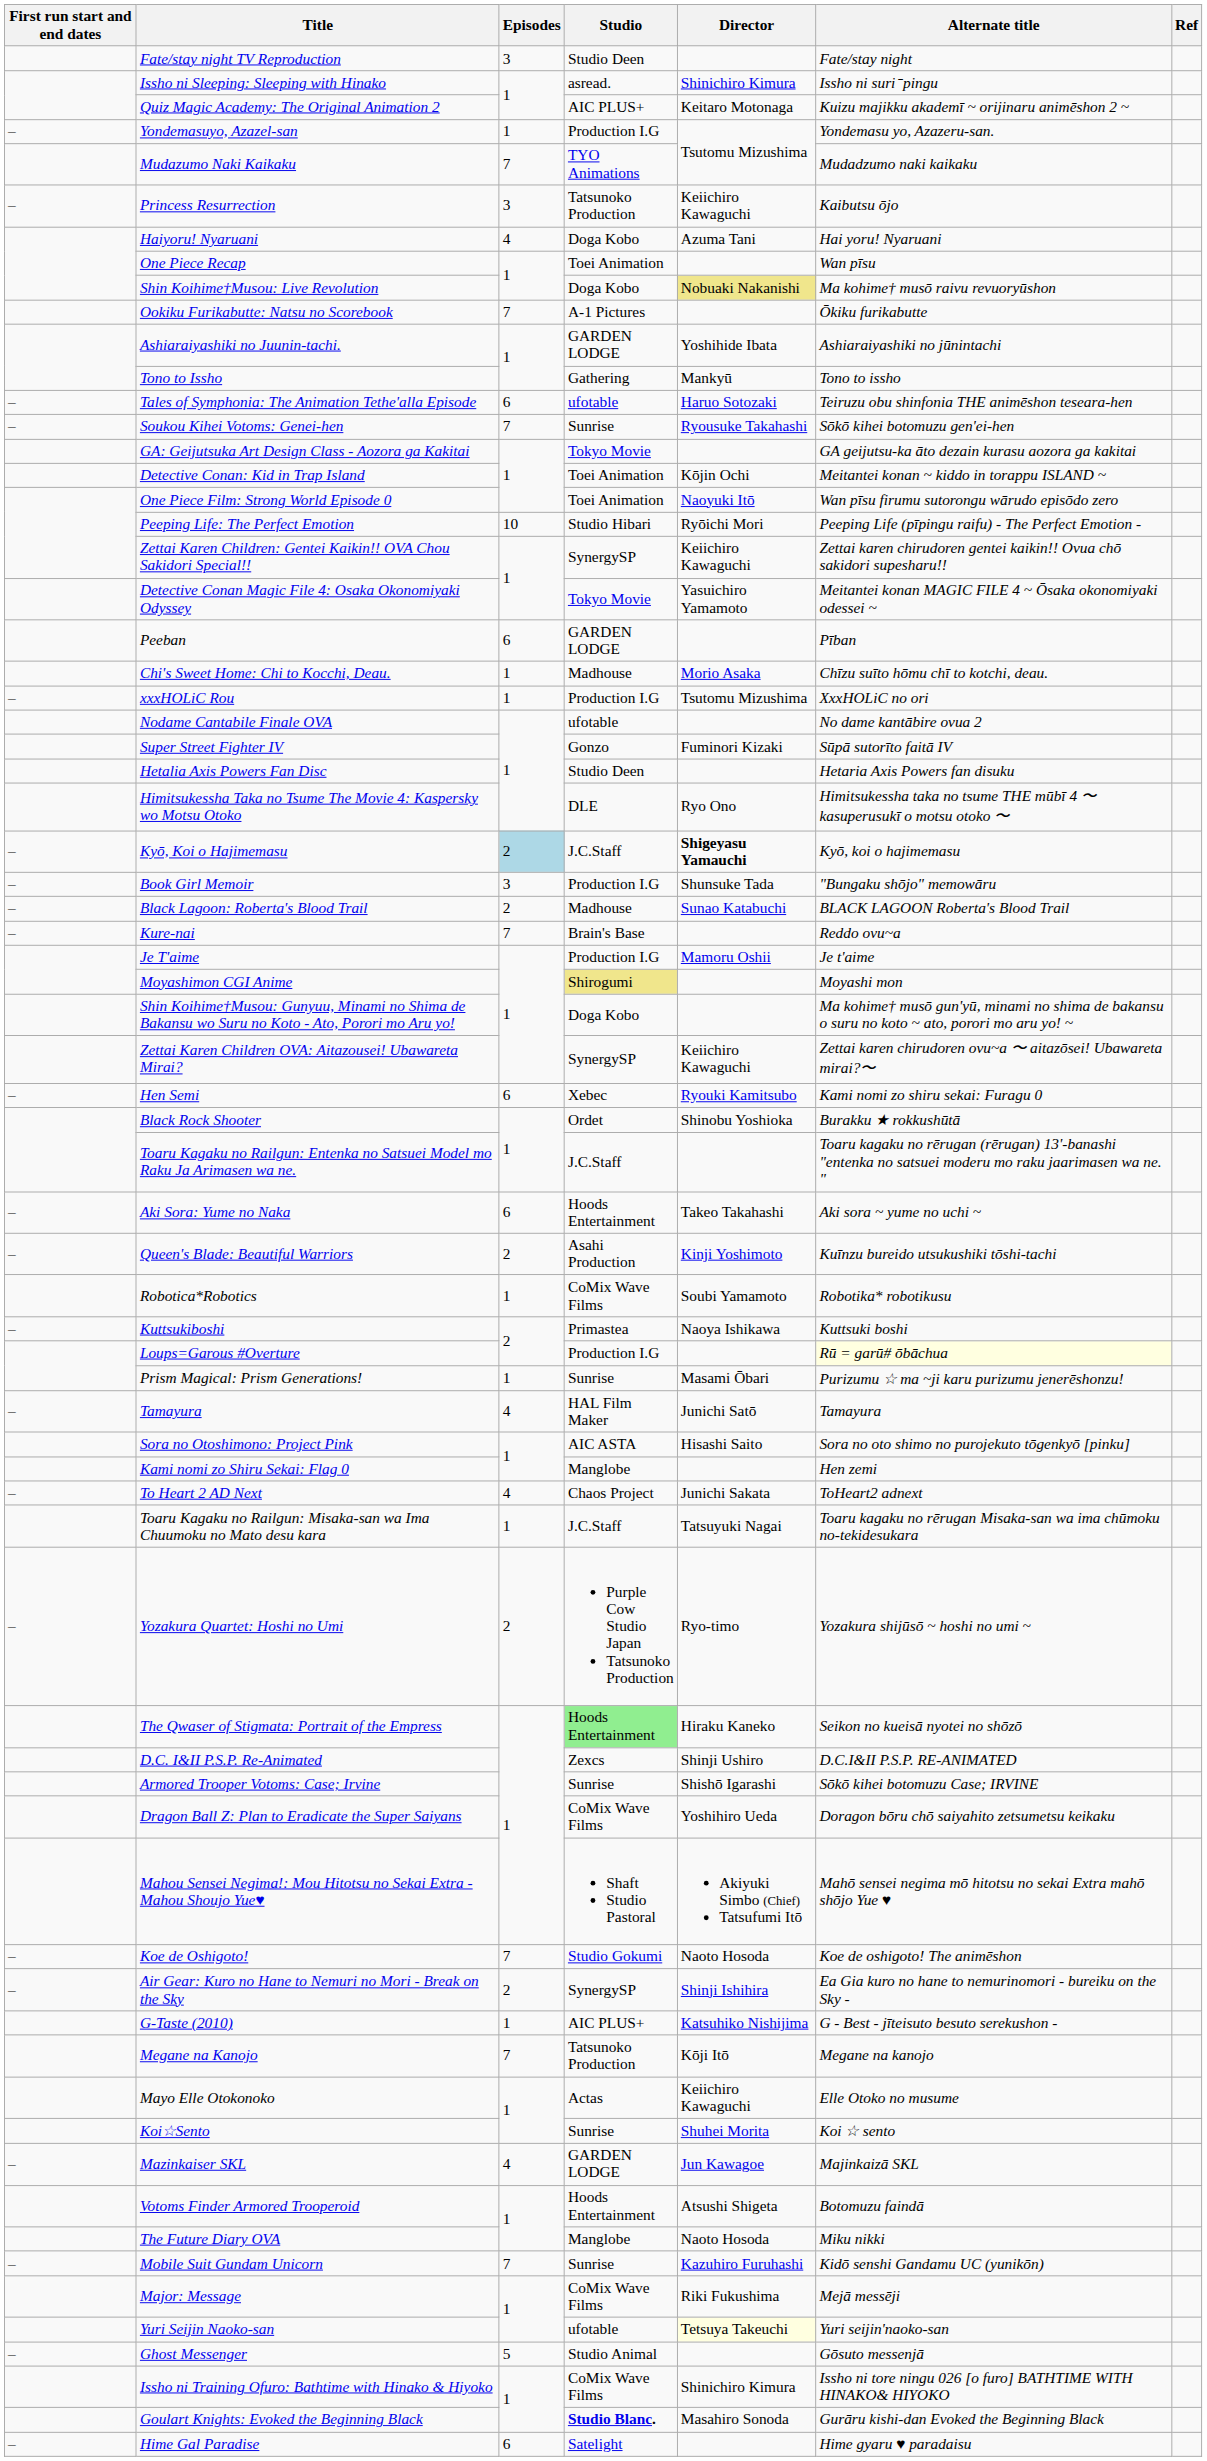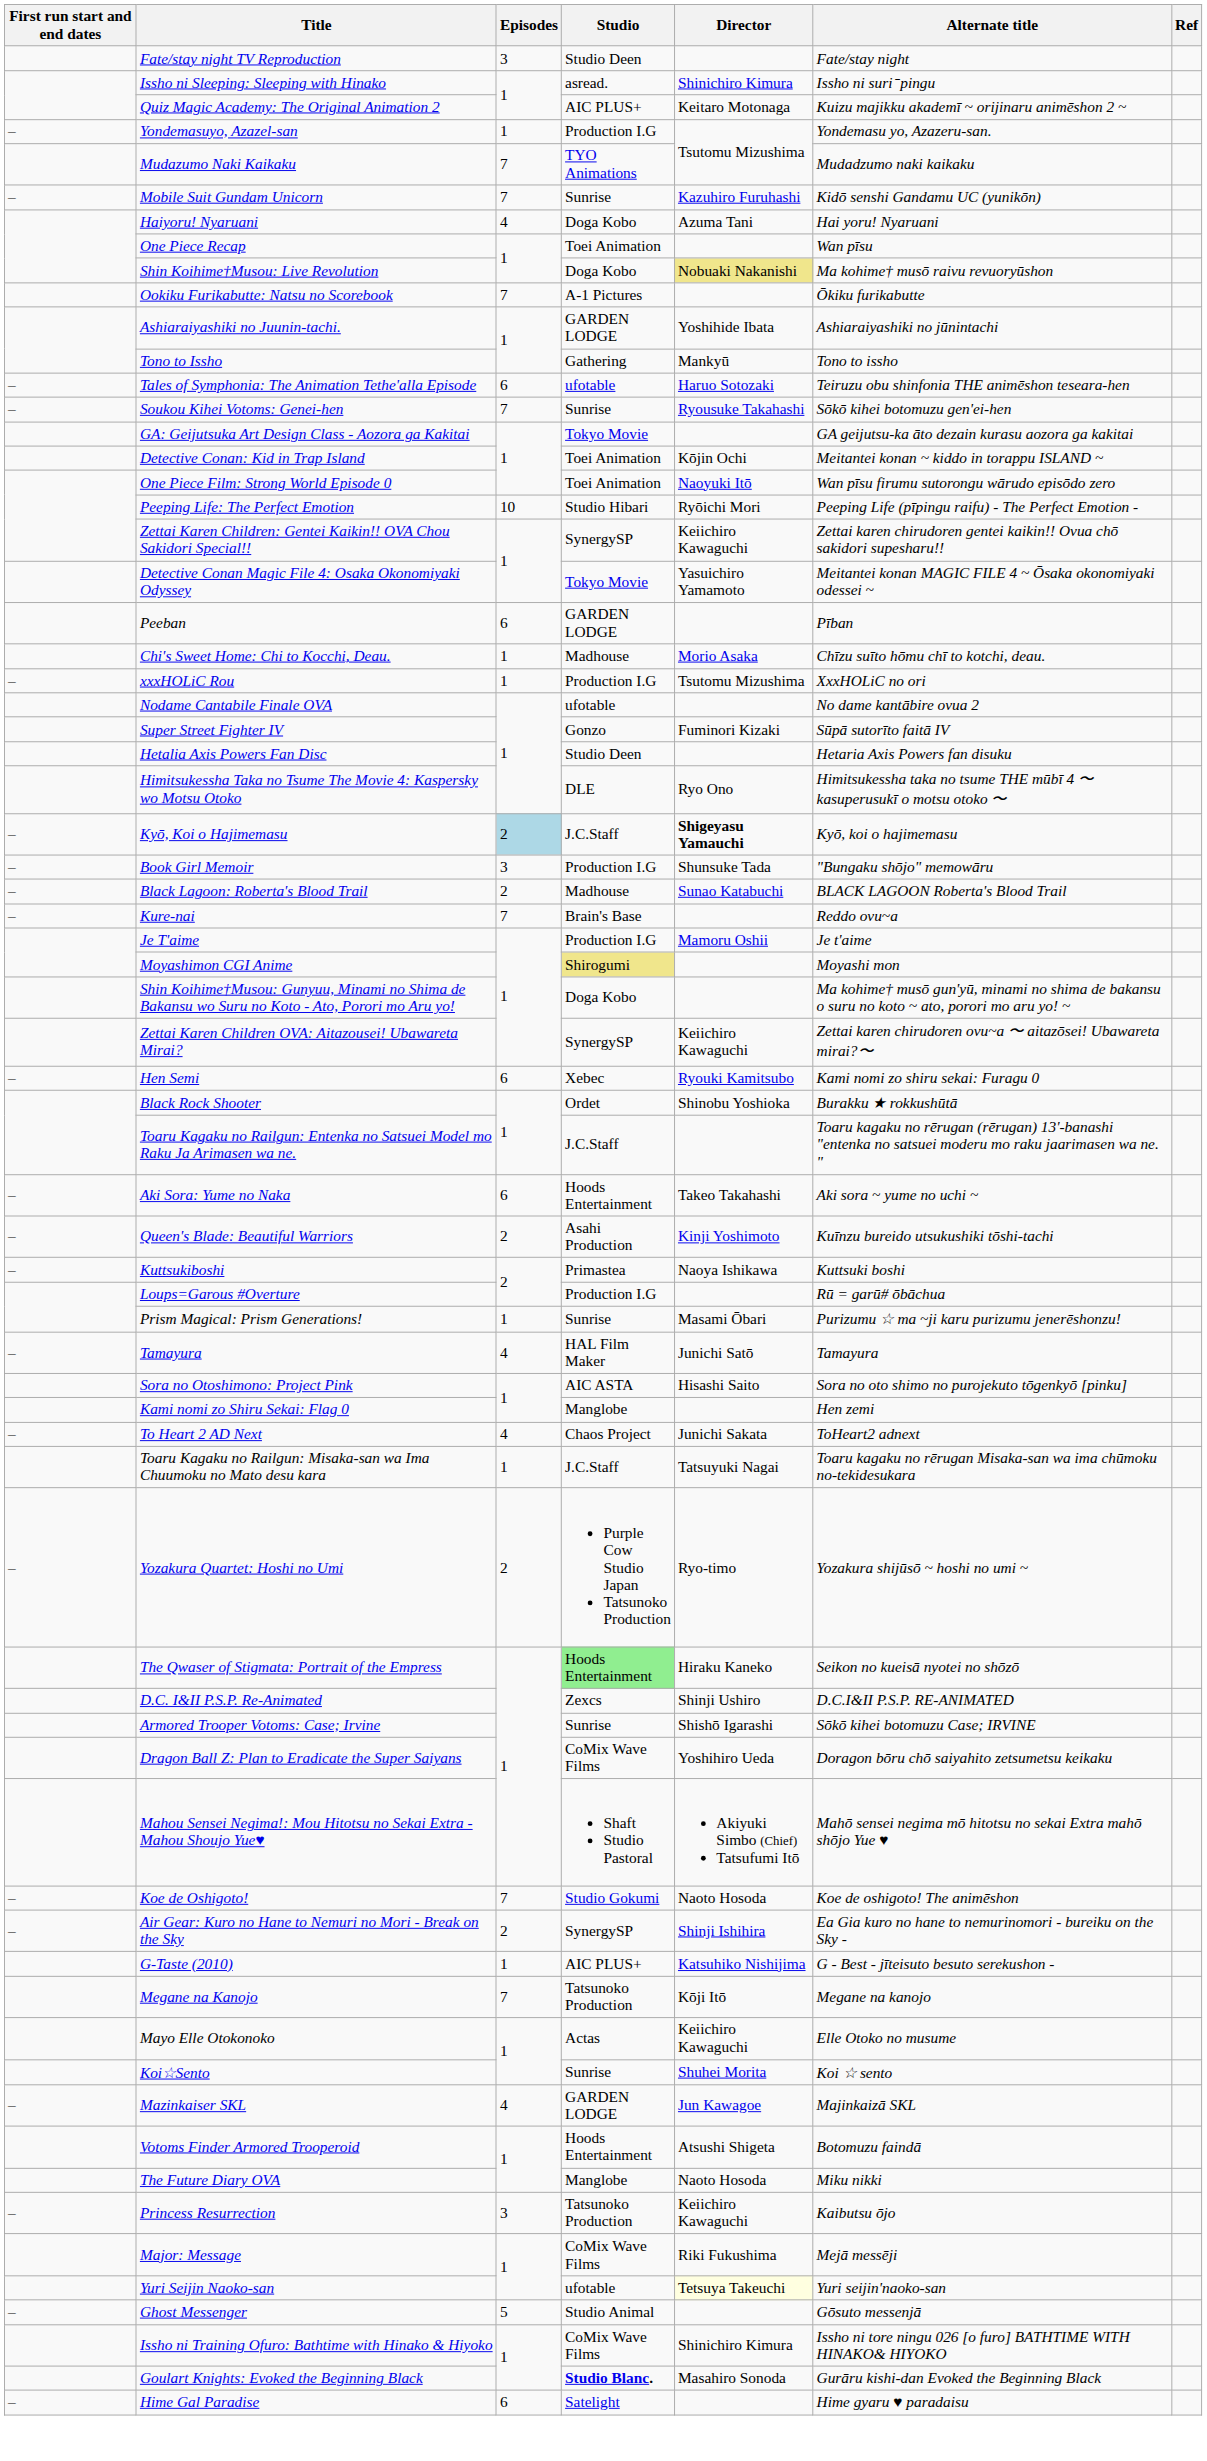rows swapped: (231, 2263) <-> (208, 206)
- row: (198, 1295)
(884, 1353) lightyellow background -> (881, 1294) no background
